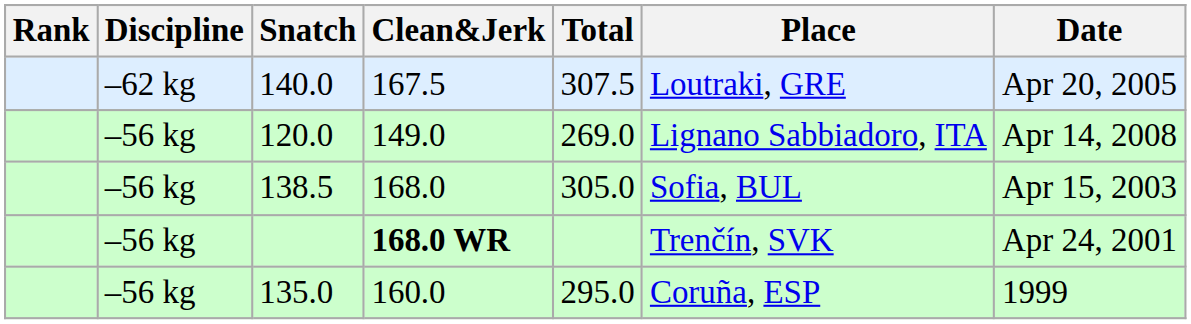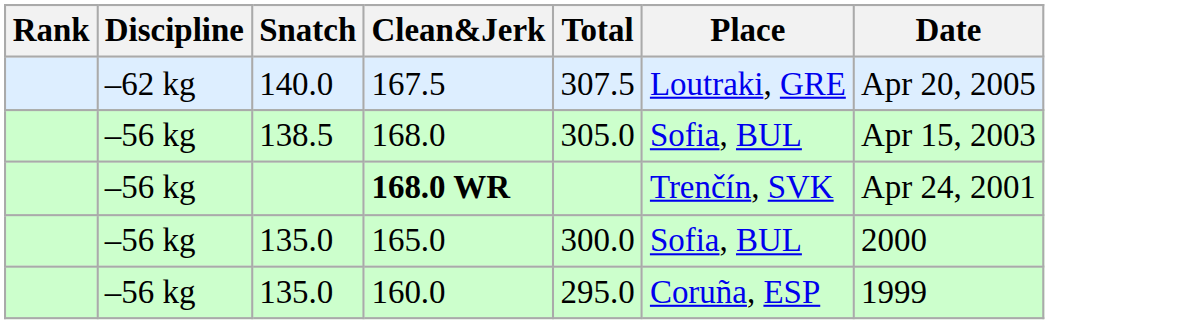- row: (409, 135)
+ row: (409, 239)
